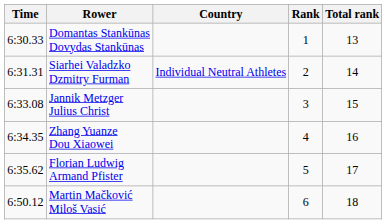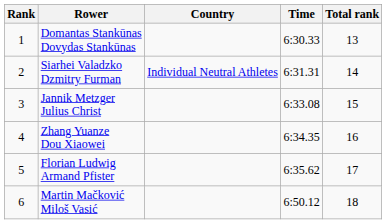columns swapped: (306, 14) <-> (25, 14)
